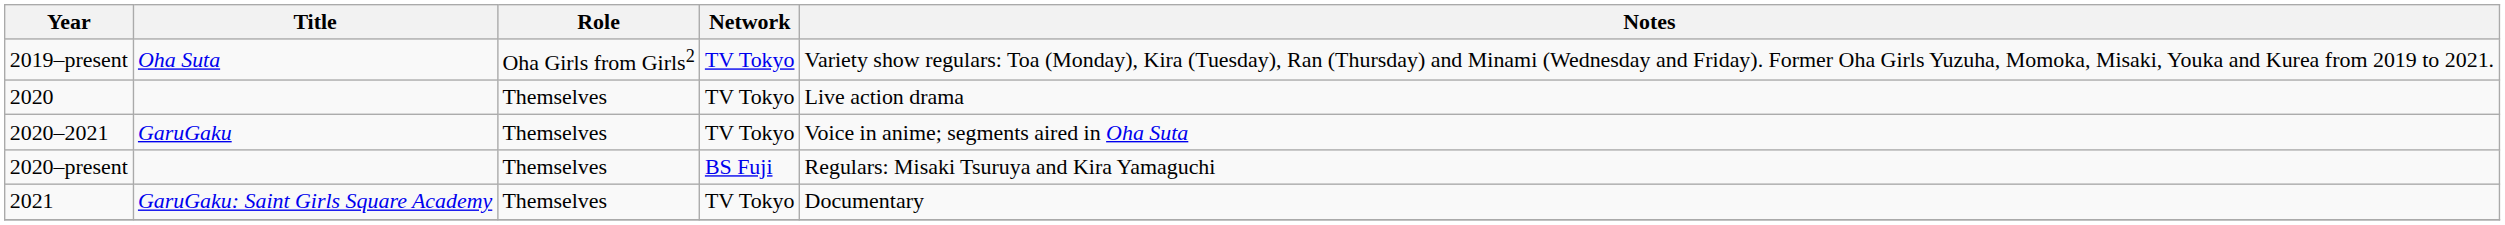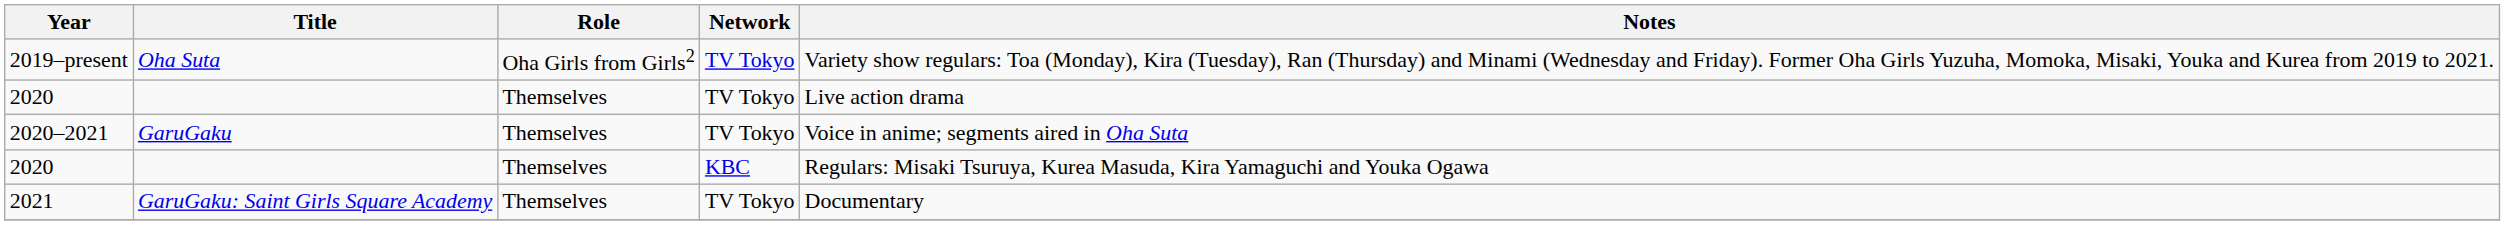- row: (69, 166)
+ row: (32, 166)
